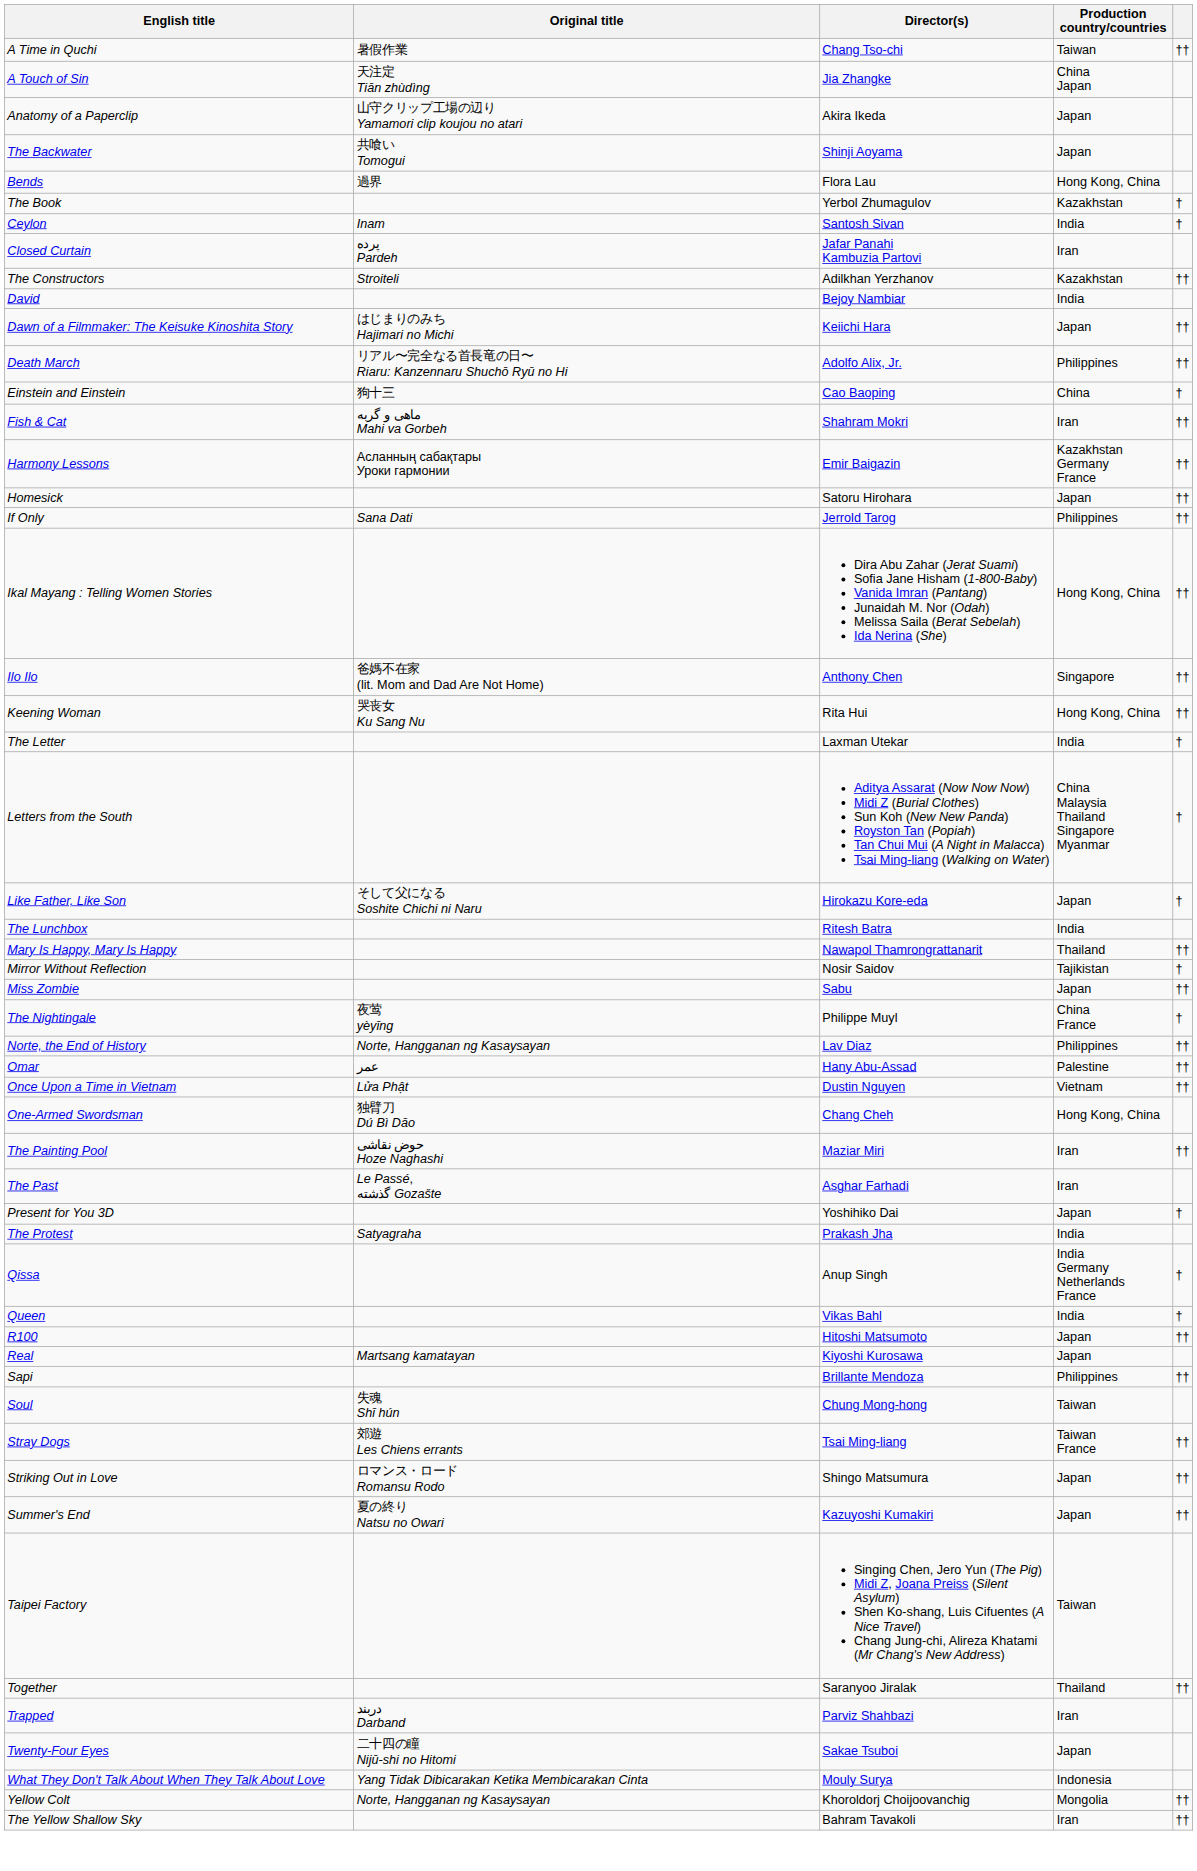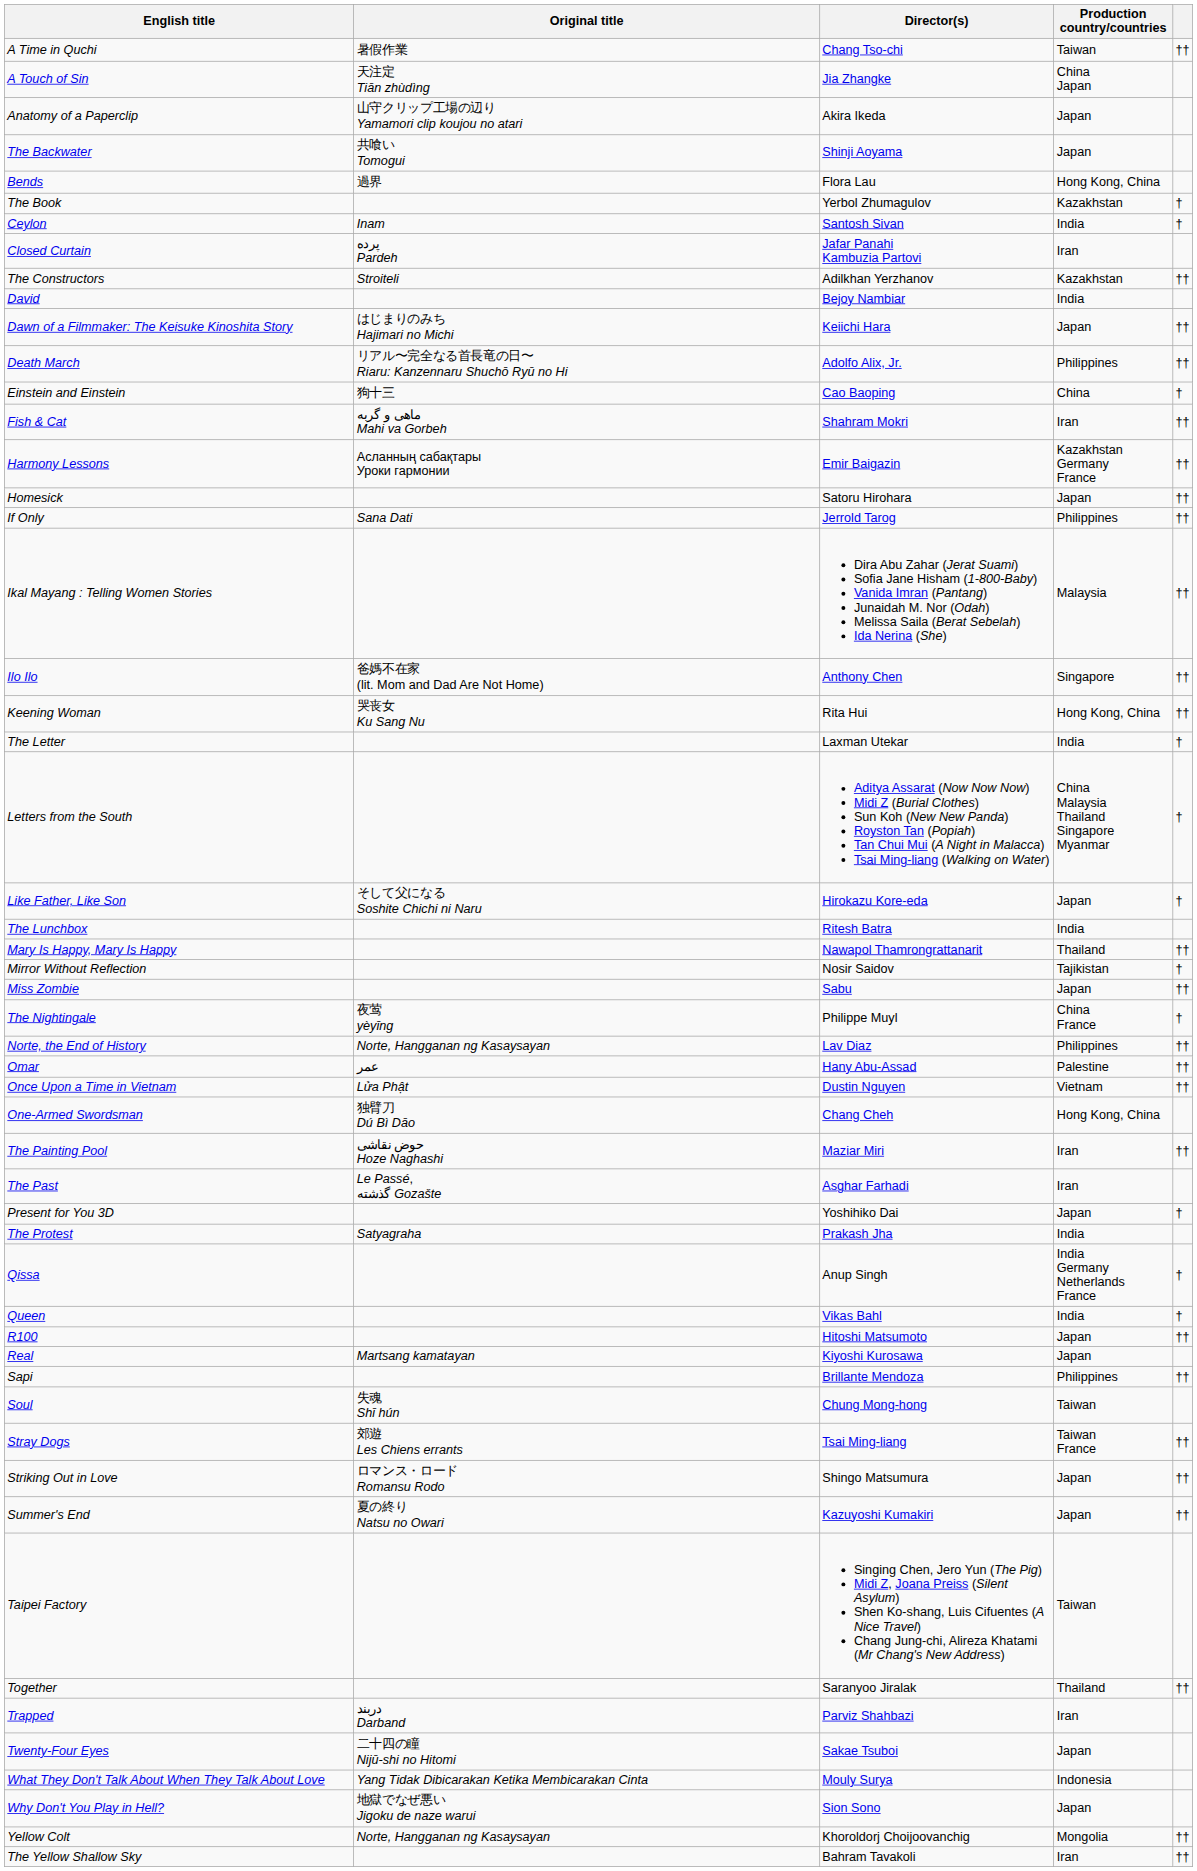(1108, 593) Hong Kong, China -> (1082, 593) Malaysia
+ row: (86, 1808)
